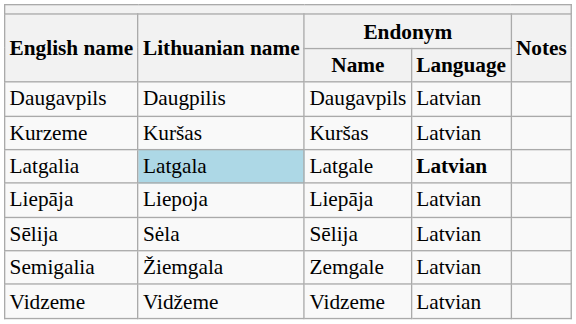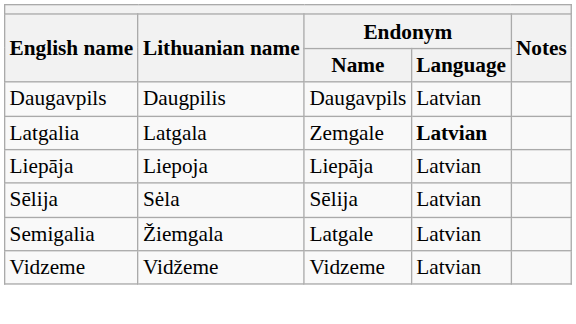- row: (49, 132)
(175, 166) lightblue background -> (175, 132) no background
(341, 166) Latgale -> (347, 132) Zemgale
(347, 267) Zemgale -> (341, 233) Latgale
